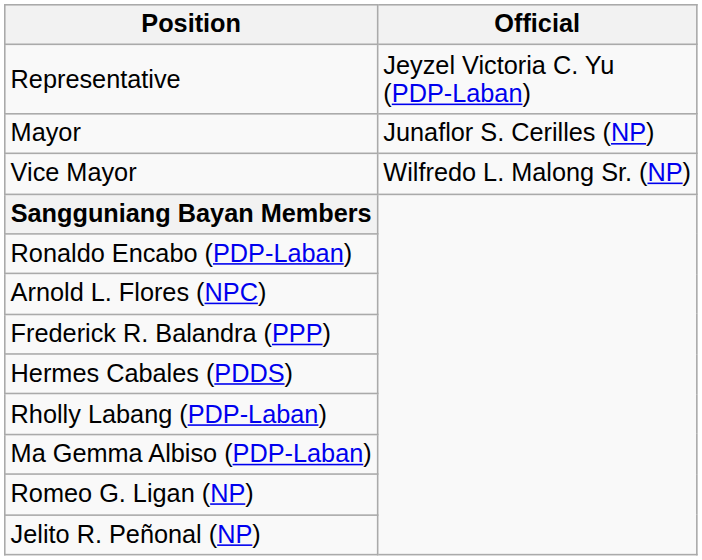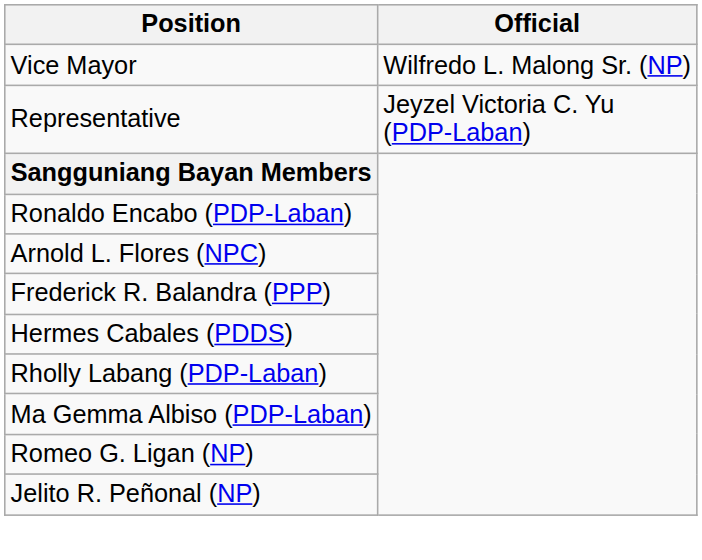rows swapped: (96, 78) <-> (74, 173)
- row: (46, 133)
